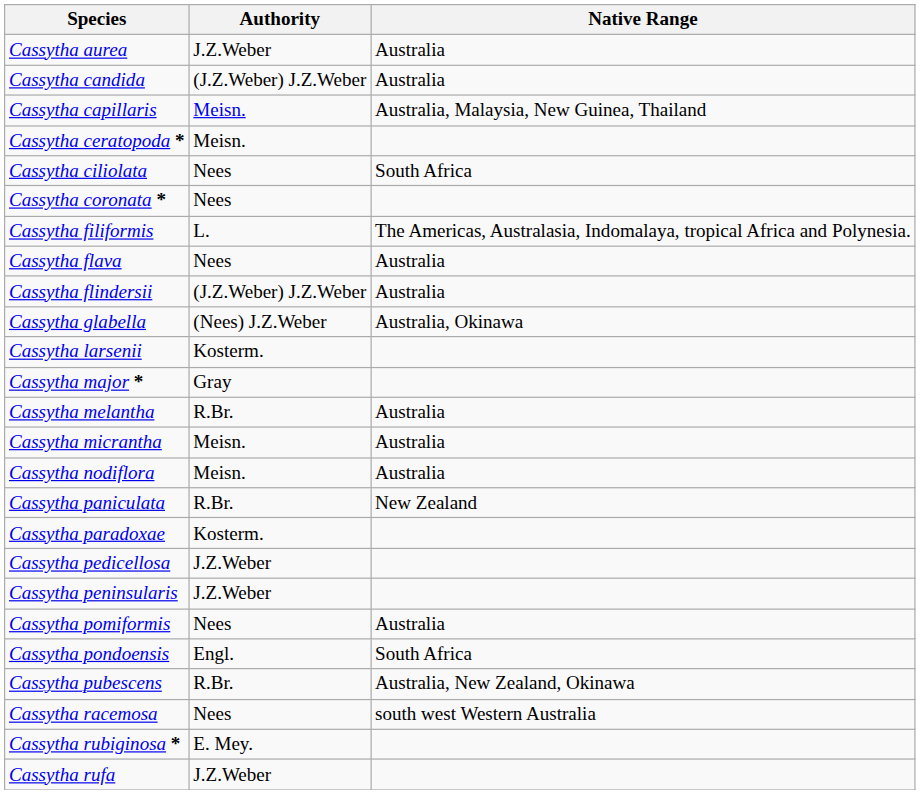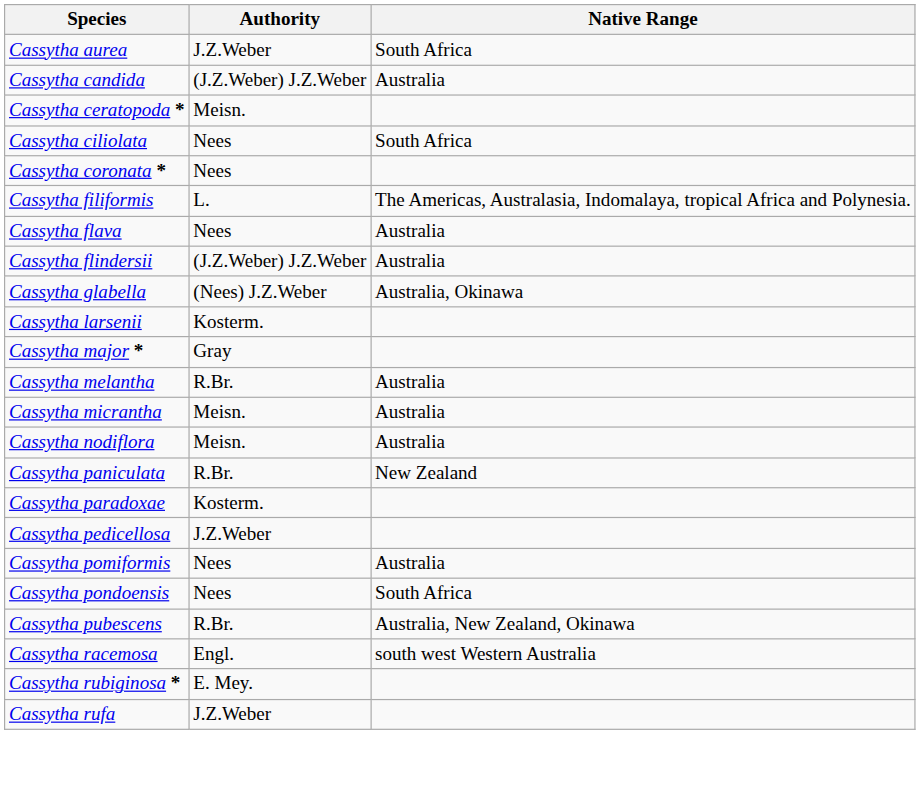(410, 49) Australia -> (423, 49) South Africa
- row: (83, 110)
- row: (93, 593)
(214, 653) Engl. -> (212, 593) Nees
(212, 714) Nees -> (214, 653) Engl.
